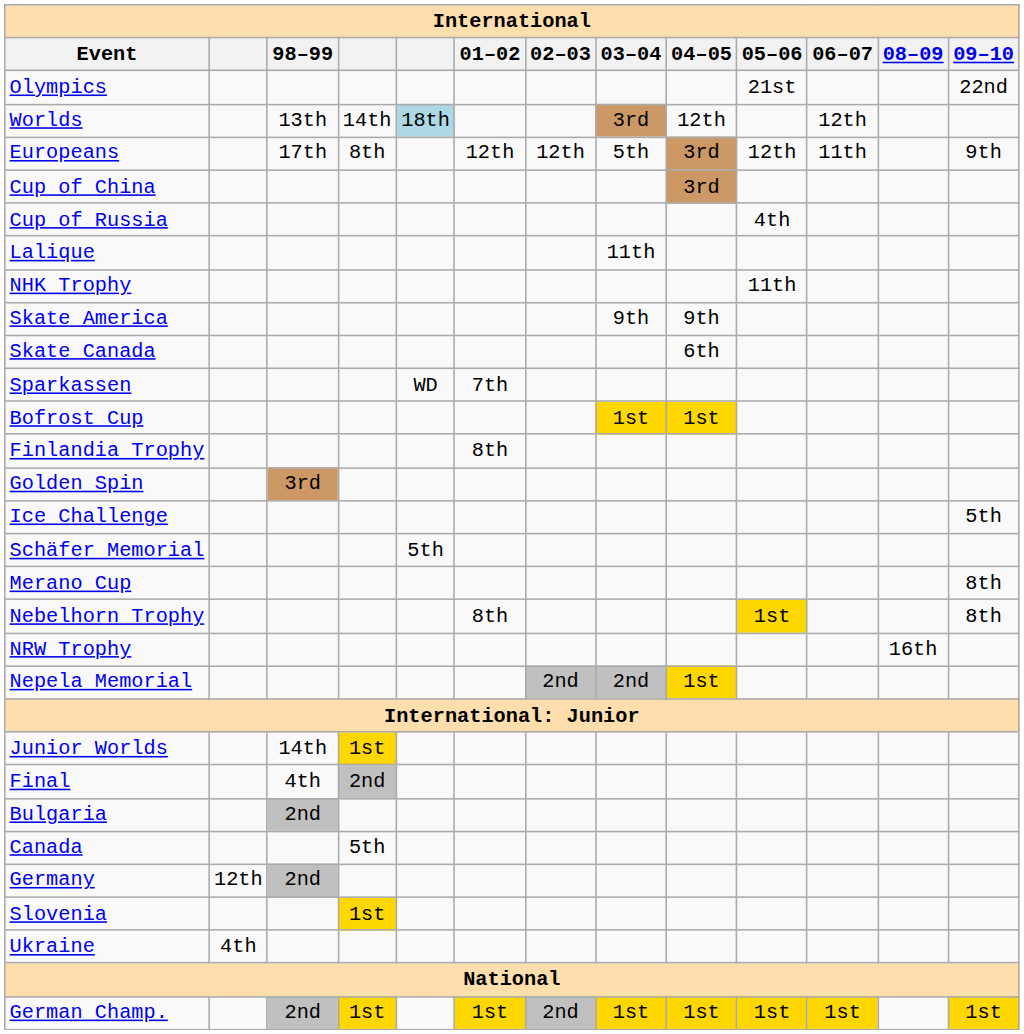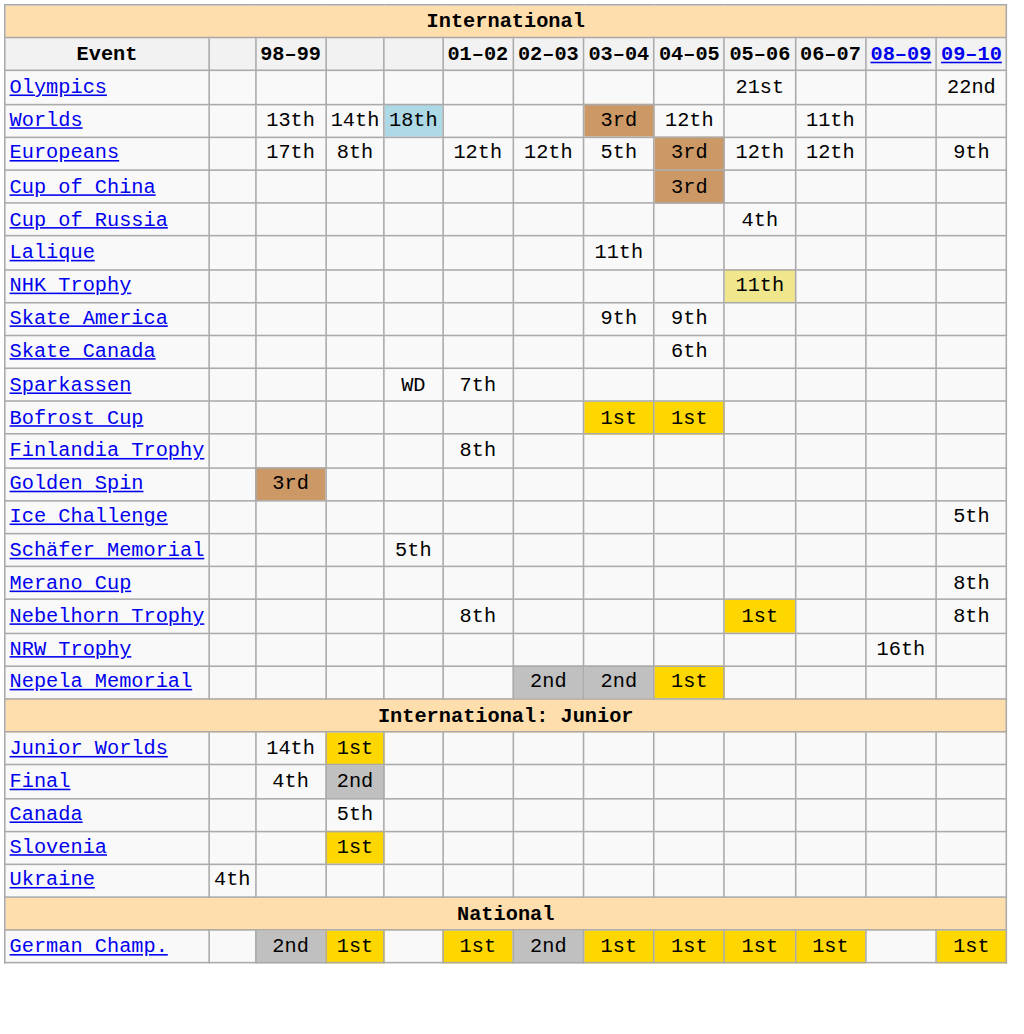(843, 120) 12th -> (830, 120) 11th
(843, 154) 11th -> (830, 154) 12th
(772, 286) no background -> (760, 286) khaki background
- row: (58, 815)
- row: (52, 881)
